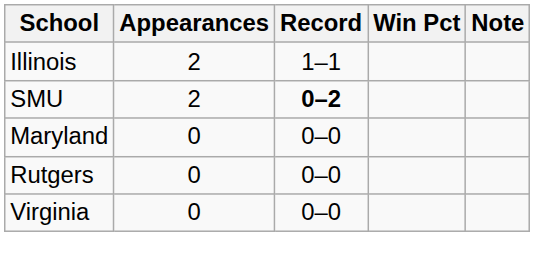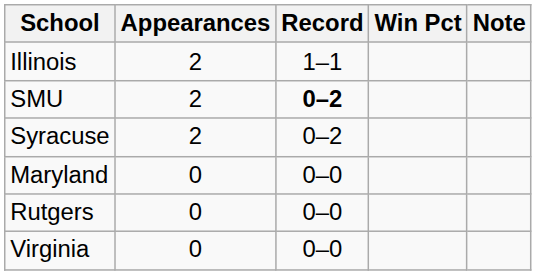+ row: (60, 136)
